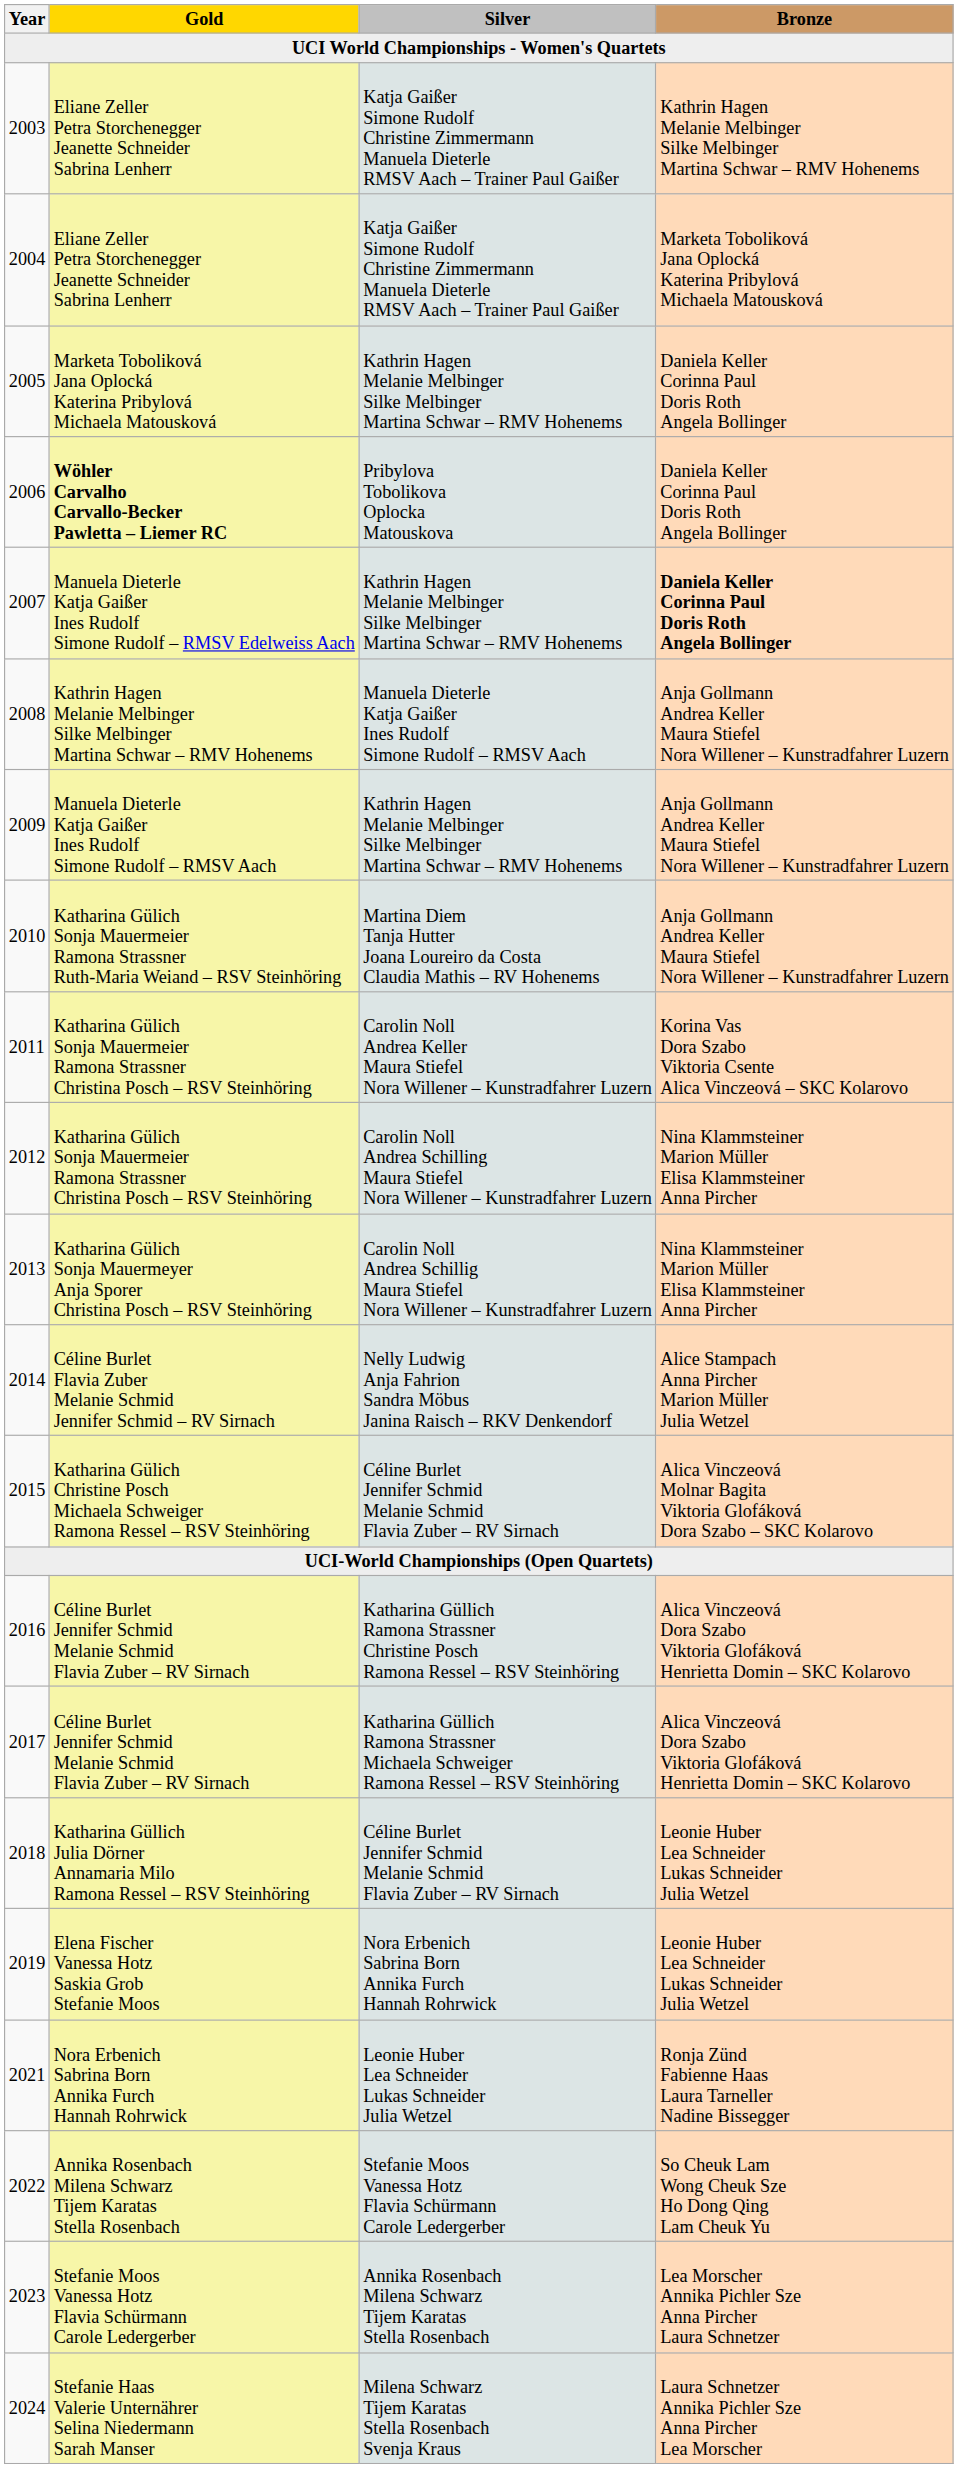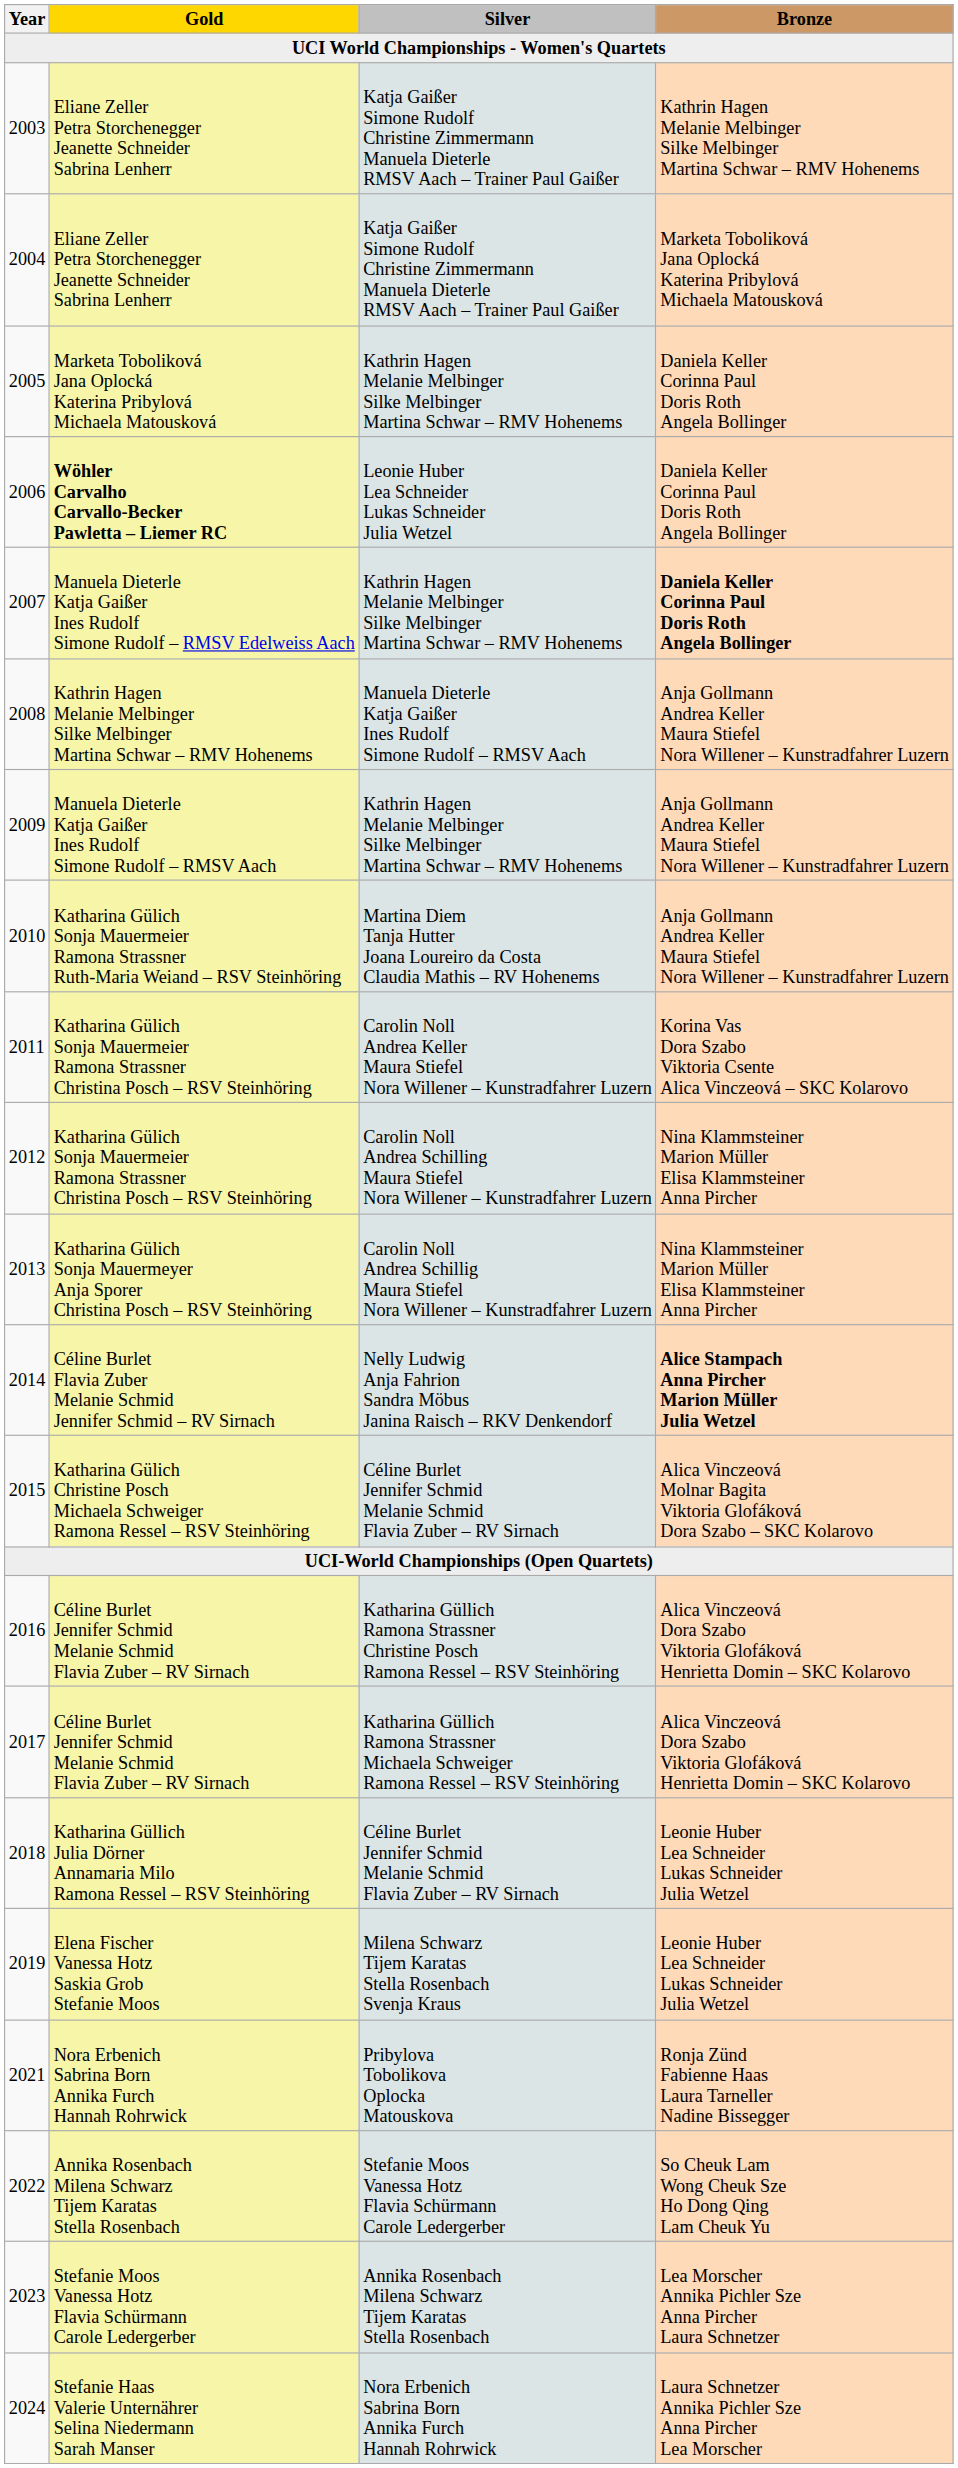(408, 502) Pribylova Tobolikova Oplocka Matouskova -> (424, 502) Leonie Huber Lea Schneider Lukas Schneider Julia Wetzel
(718, 1390) normal -> (721, 1390) bold
(430, 1974) Nora Erbenich Sabrina Born Annika Furch Hannah Rohrwick -> (426, 1974) Milena Schwarz Tijem Karatas Stella Rosenbach Svenja Kraus
(424, 2085) Leonie Huber Lea Schneider Lukas Schneider Julia Wetzel -> (408, 2085) Pribylova Tobolikova Oplocka Matouskova
(426, 2418) Milena Schwarz Tijem Karatas Stella Rosenbach Svenja Kraus -> (430, 2418) Nora Erbenich Sabrina Born Annika Furch Hannah Rohrwick
